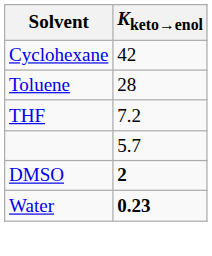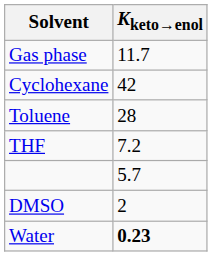+ row: (48, 54)
(122, 175) bold -> (122, 205) normal
